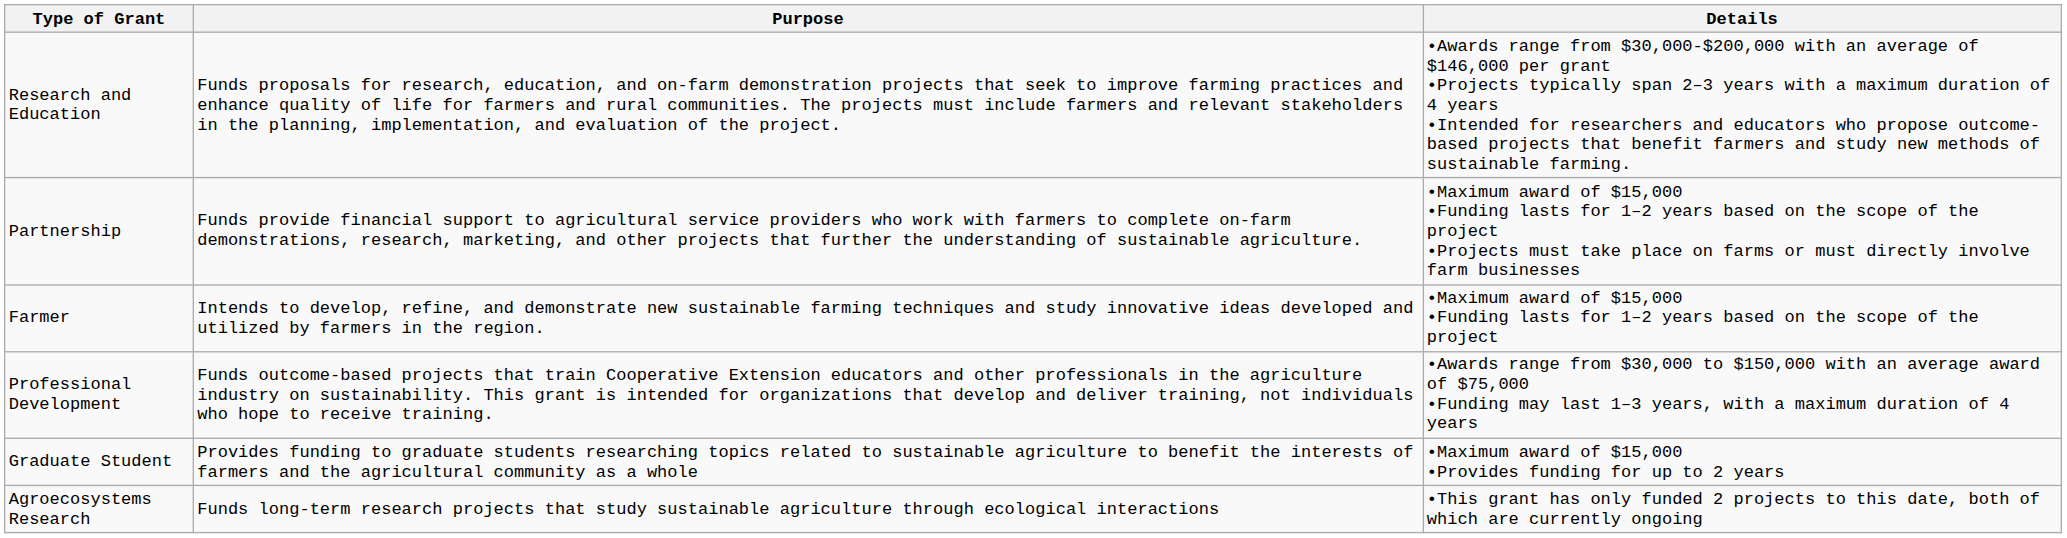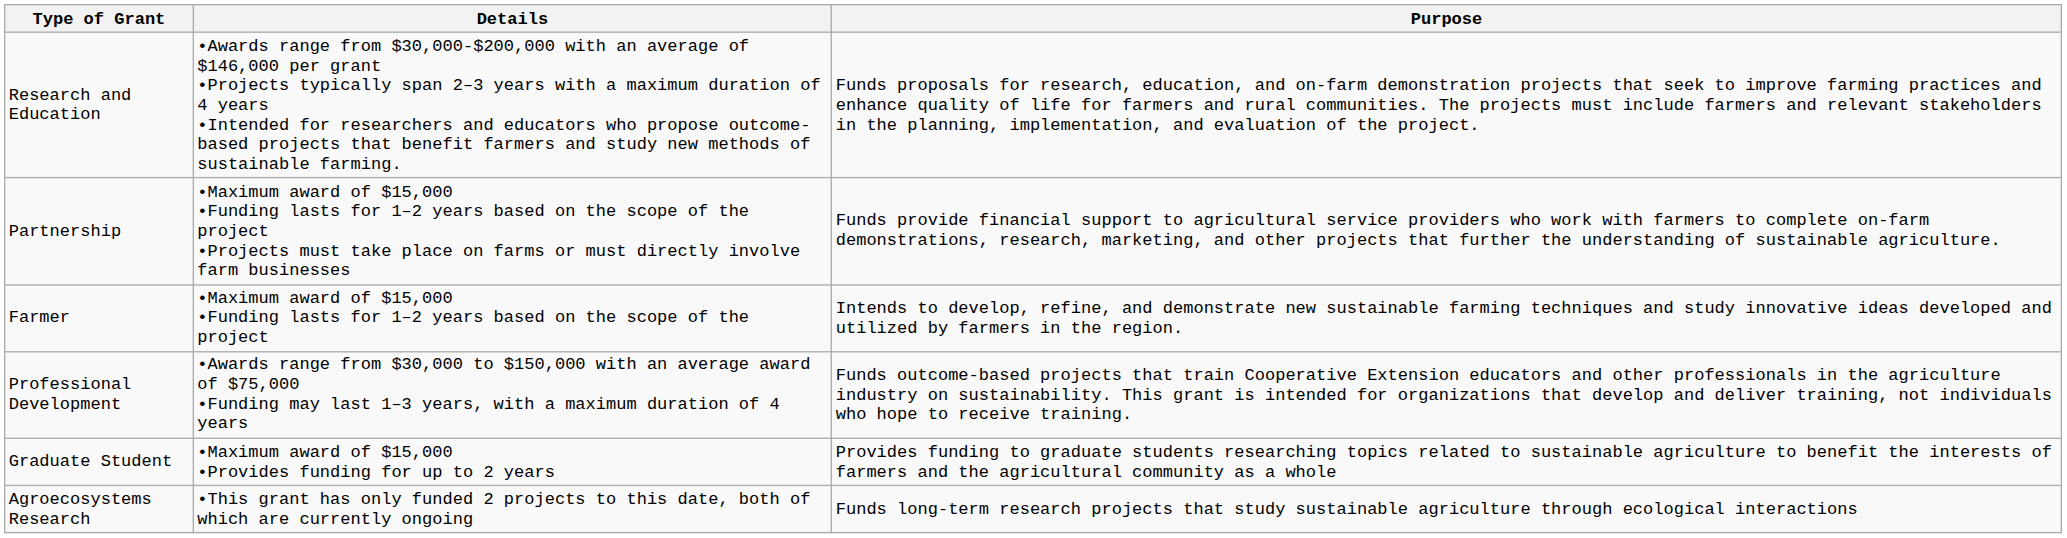columns swapped: (808, 19) <-> (1742, 19)
